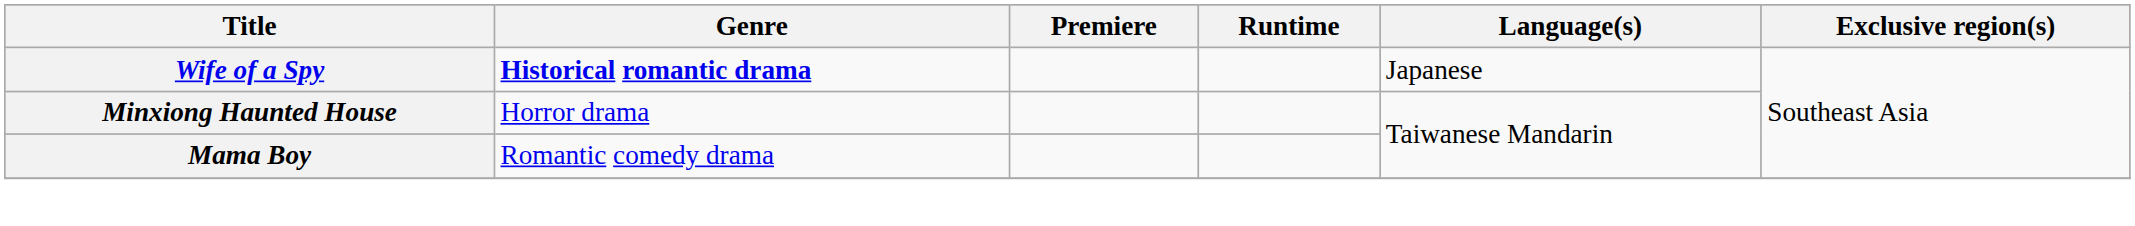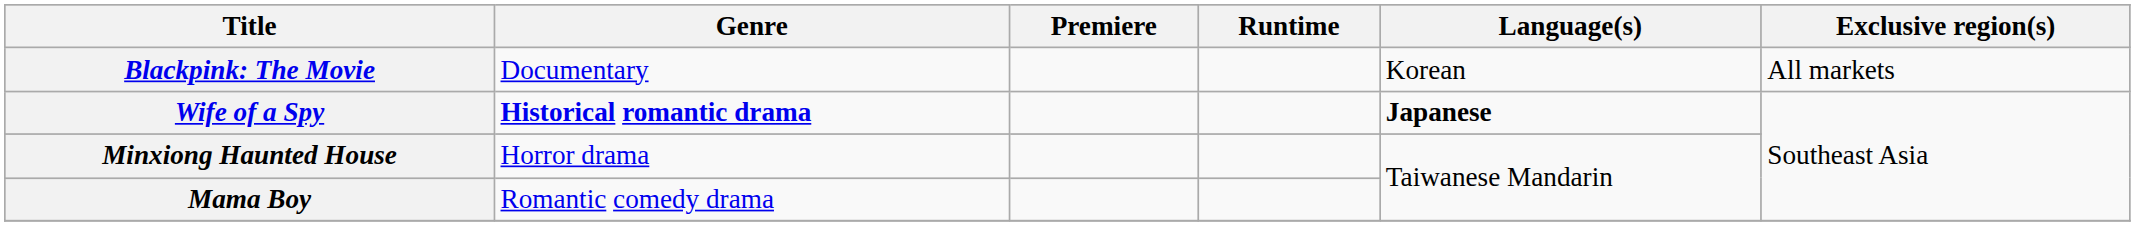+ row: (250, 69)
(1434, 69) normal -> (1439, 112) bold
